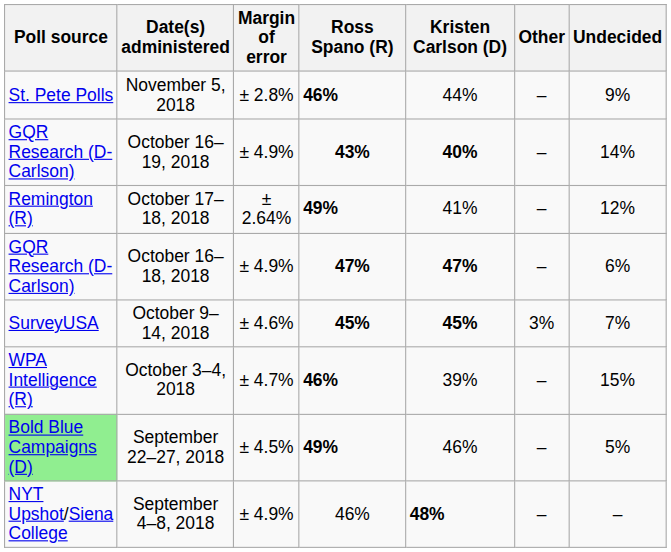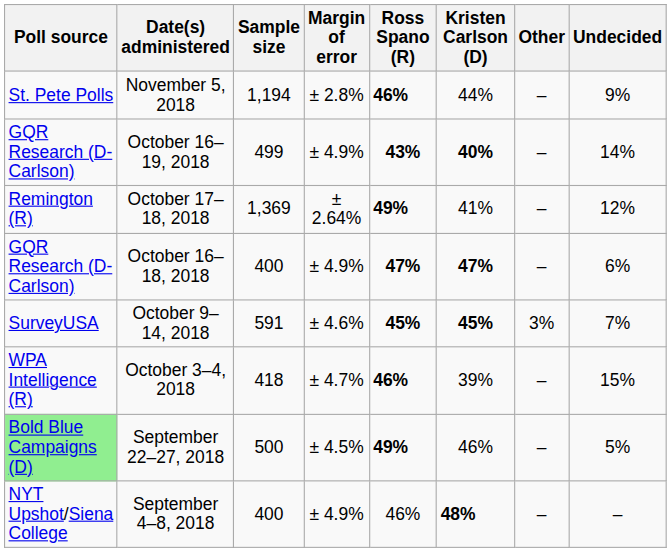+ column: (269, 37)
